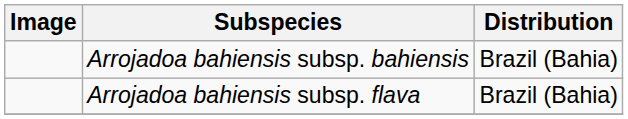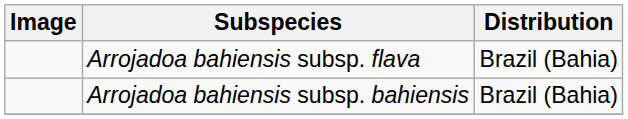rows swapped: (278, 59) <-> (254, 95)
